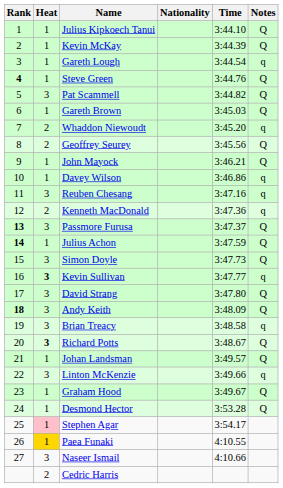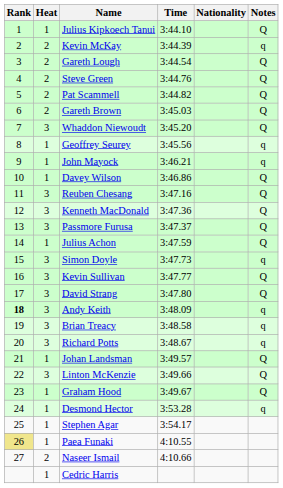columns swapped: (185, 12) <-> (230, 12)
(46, 45) 1 -> (46, 45) 2
(263, 45) Q -> (263, 45) q
(46, 62) 1 -> (46, 62) 2
(263, 62) q -> (263, 62) Q
(19, 78) bold -> (19, 78) normal
(46, 78) 1 -> (46, 78) 2
(46, 95) 3 -> (46, 95) 2
(46, 111) 1 -> (46, 111) 2
(46, 128) 2 -> (46, 128) 3
(263, 128) q -> (263, 128) Q
(46, 144) 2 -> (46, 144) 1
(263, 144) Q -> (263, 144) q
(263, 161) Q -> (263, 161) q
(263, 177) q -> (263, 177) Q
(263, 194) q -> (263, 194) Q
(46, 210) 2 -> (46, 210) 3
(263, 210) q -> (263, 210) Q
(19, 227) bold -> (19, 227) normal
(19, 243) bold -> (19, 243) normal
(263, 260) Q -> (263, 260) q
(46, 276) bold -> (46, 276) normal
(263, 276) q -> (263, 276) Q
(263, 309) Q -> (263, 309) q
(46, 342) bold -> (46, 342) normal
(263, 342) Q -> (263, 342) q
(263, 375) q -> (263, 375) Q
(263, 408) Q -> (263, 408) q
(46, 425) pink background -> (46, 425) no background
(19, 441) no background -> (19, 441) khaki background
(46, 441) gold background -> (46, 441) no background
(46, 458) 3 -> (46, 458) 2
(46, 474) 2 -> (46, 474) 1
